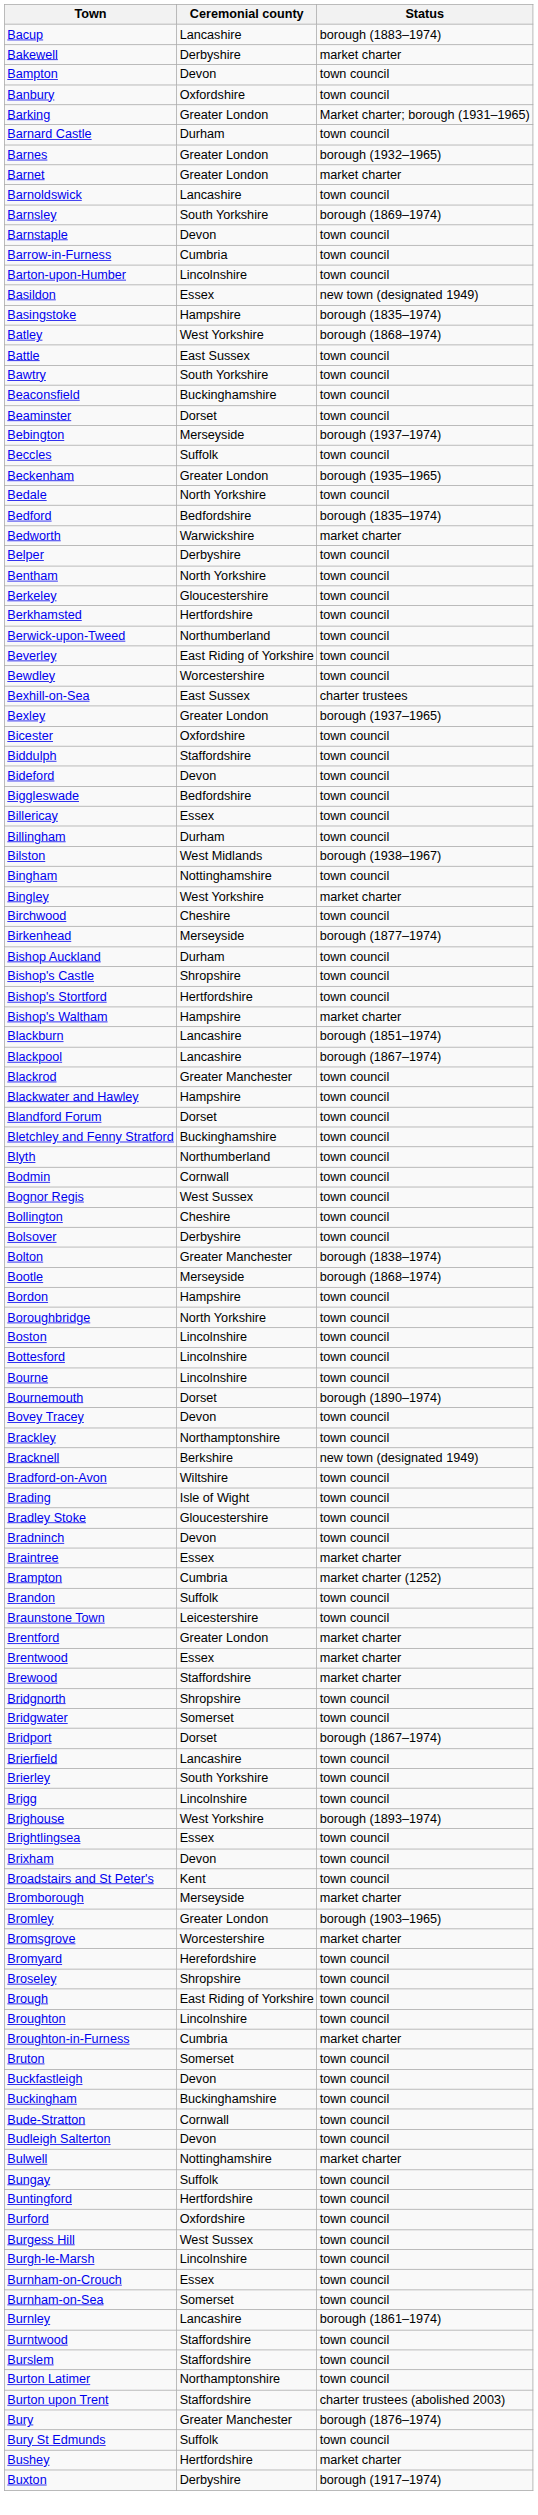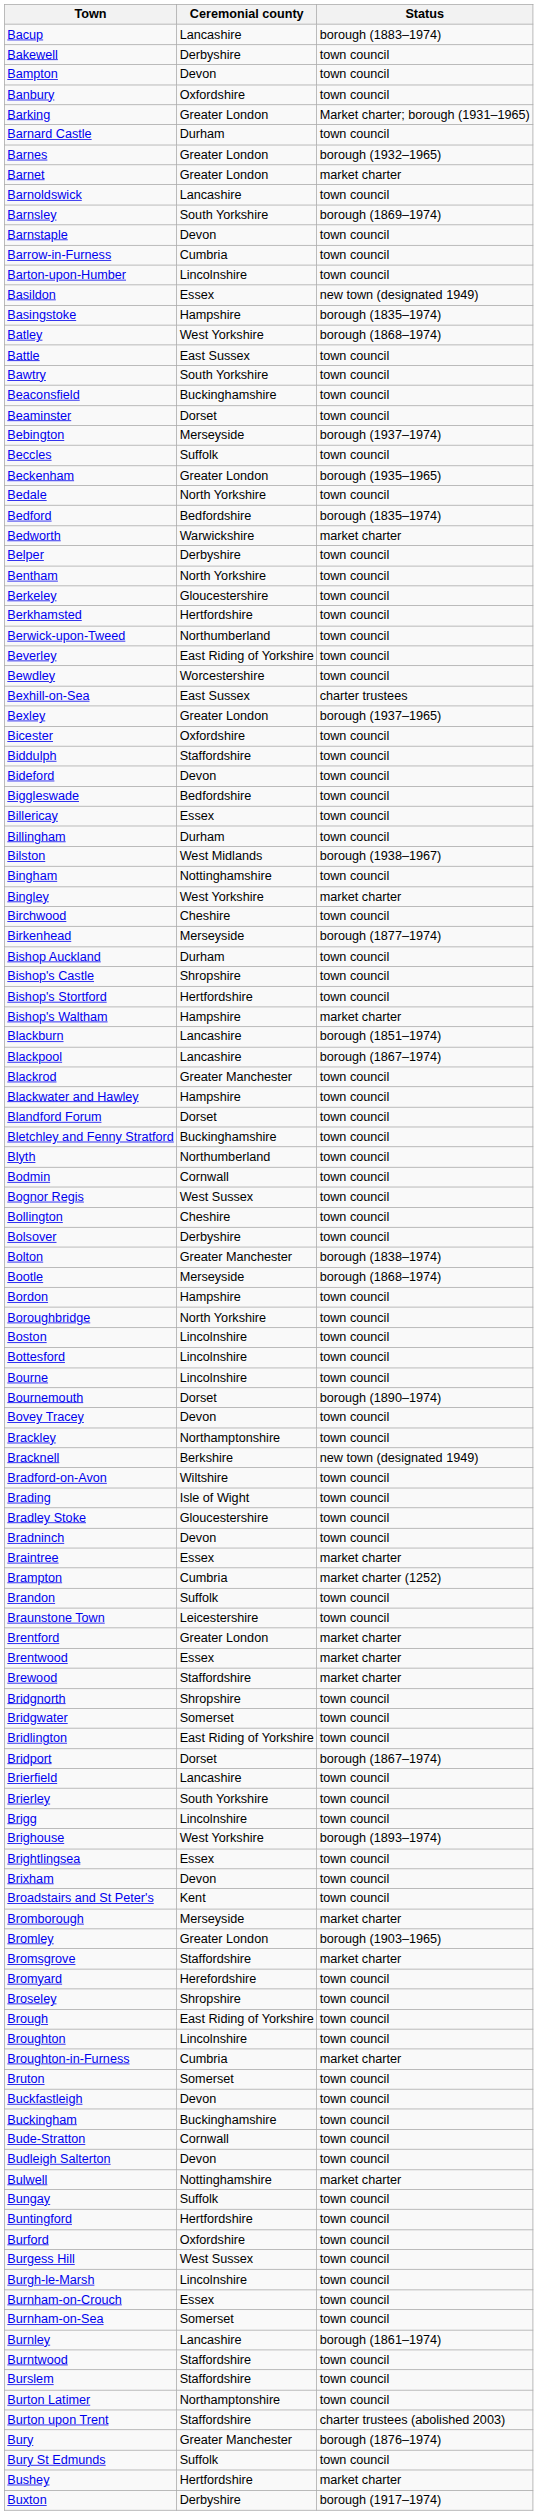(360, 54) market charter -> (354, 54) town council
+ row: (37, 1738)
(222, 1938) Worcestershire -> (215, 1959) Staffordshire
